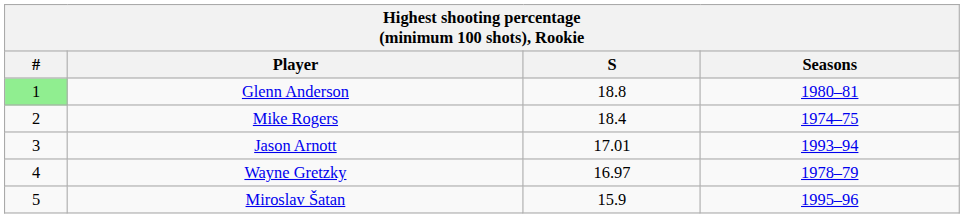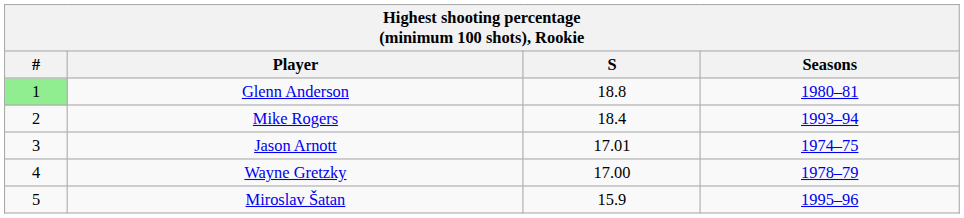(830, 118) 1974–75 -> (830, 118) 1993–94
(830, 145) 1993–94 -> (830, 145) 1974–75
(612, 172) 16.97 -> (612, 172) 17.00
